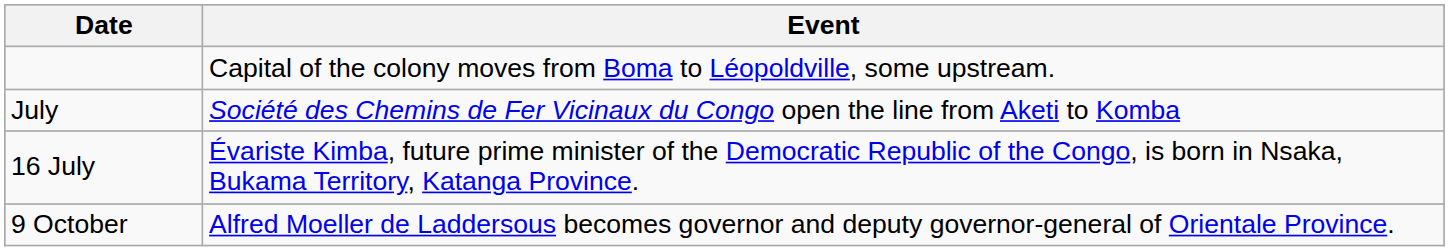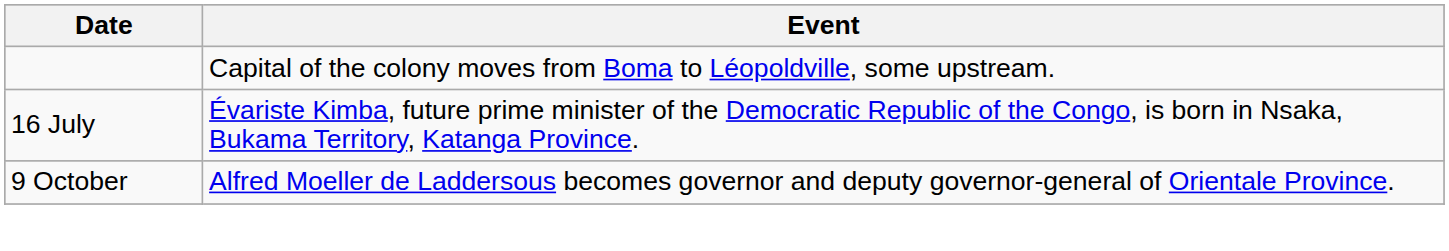- row: (35, 109)
